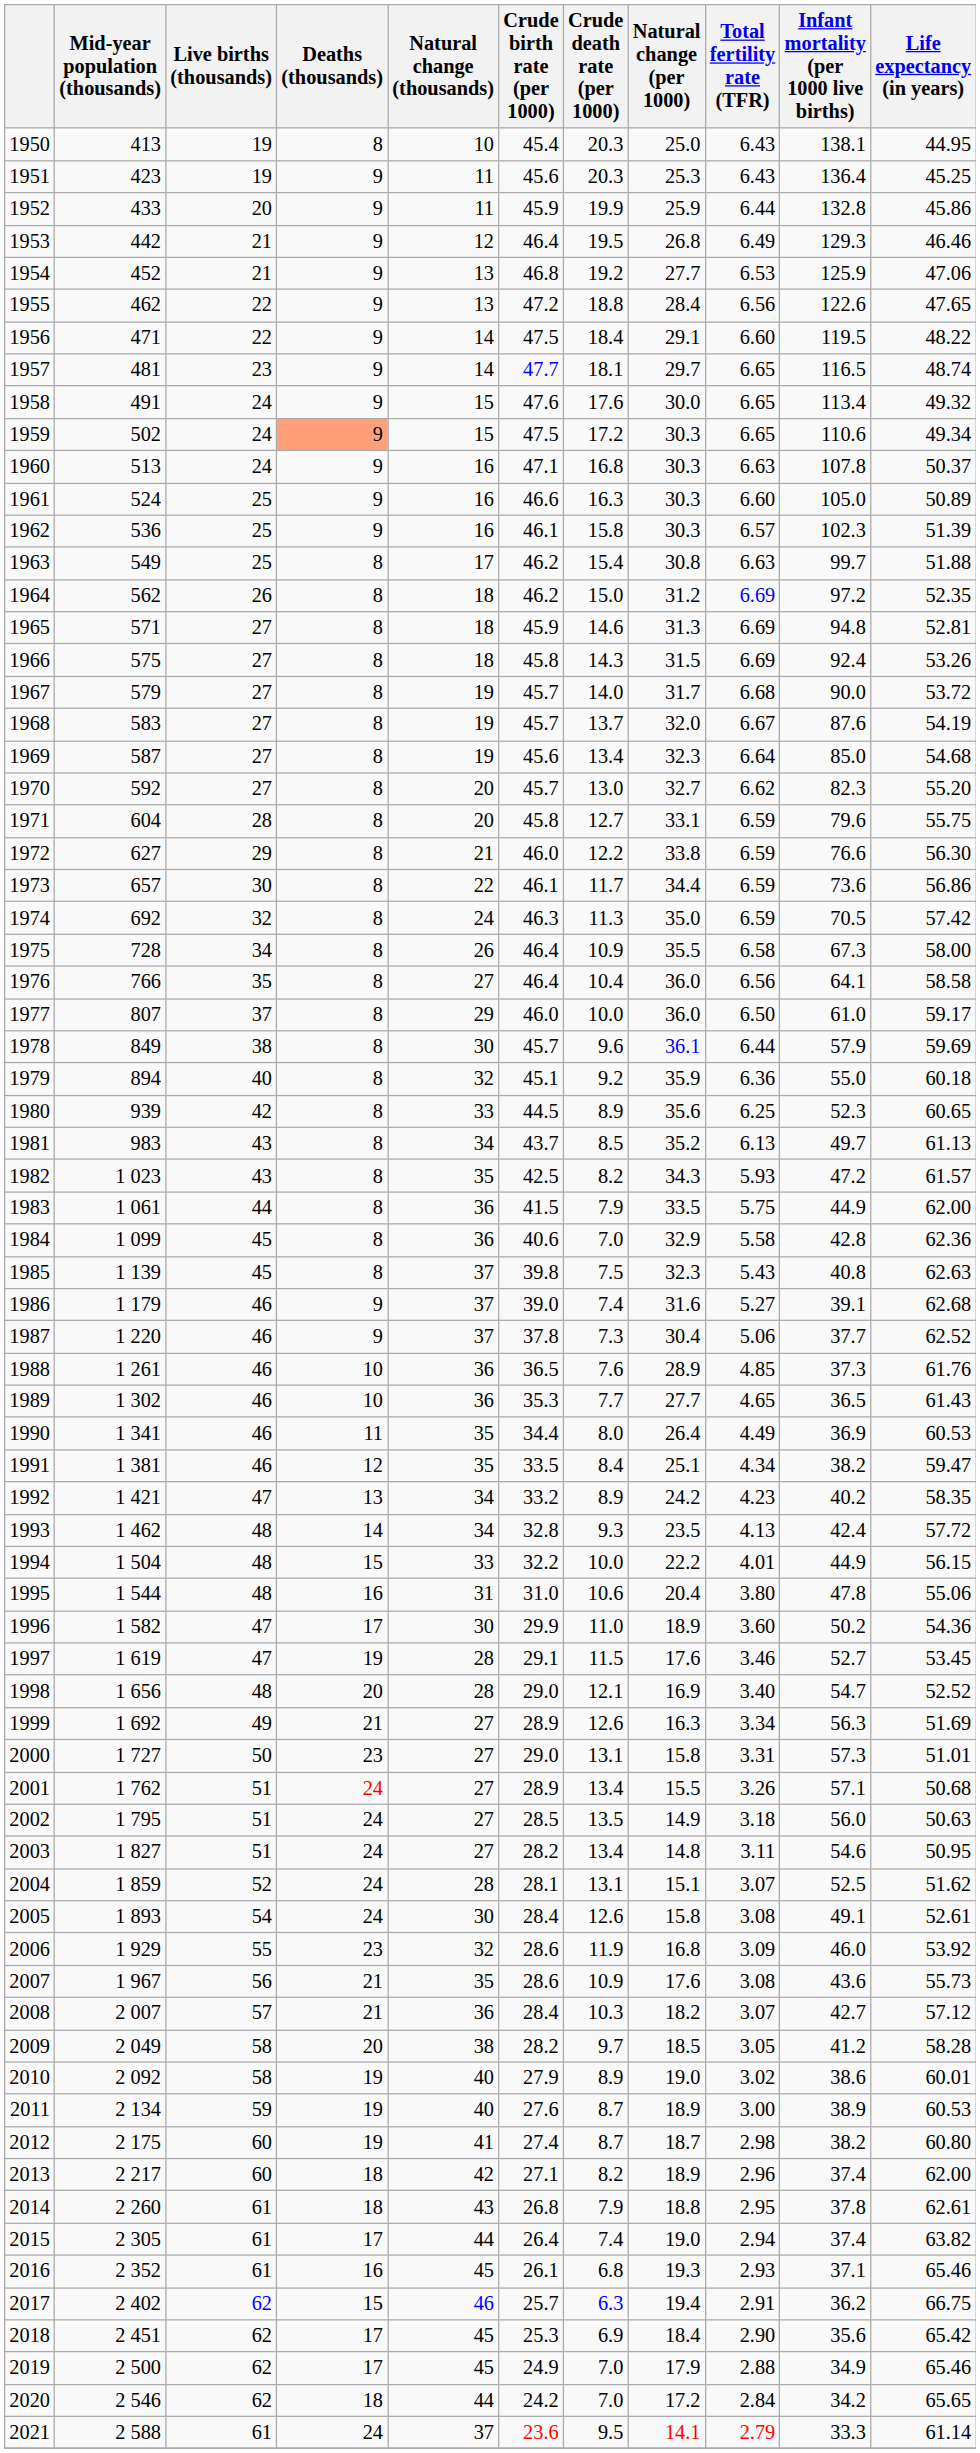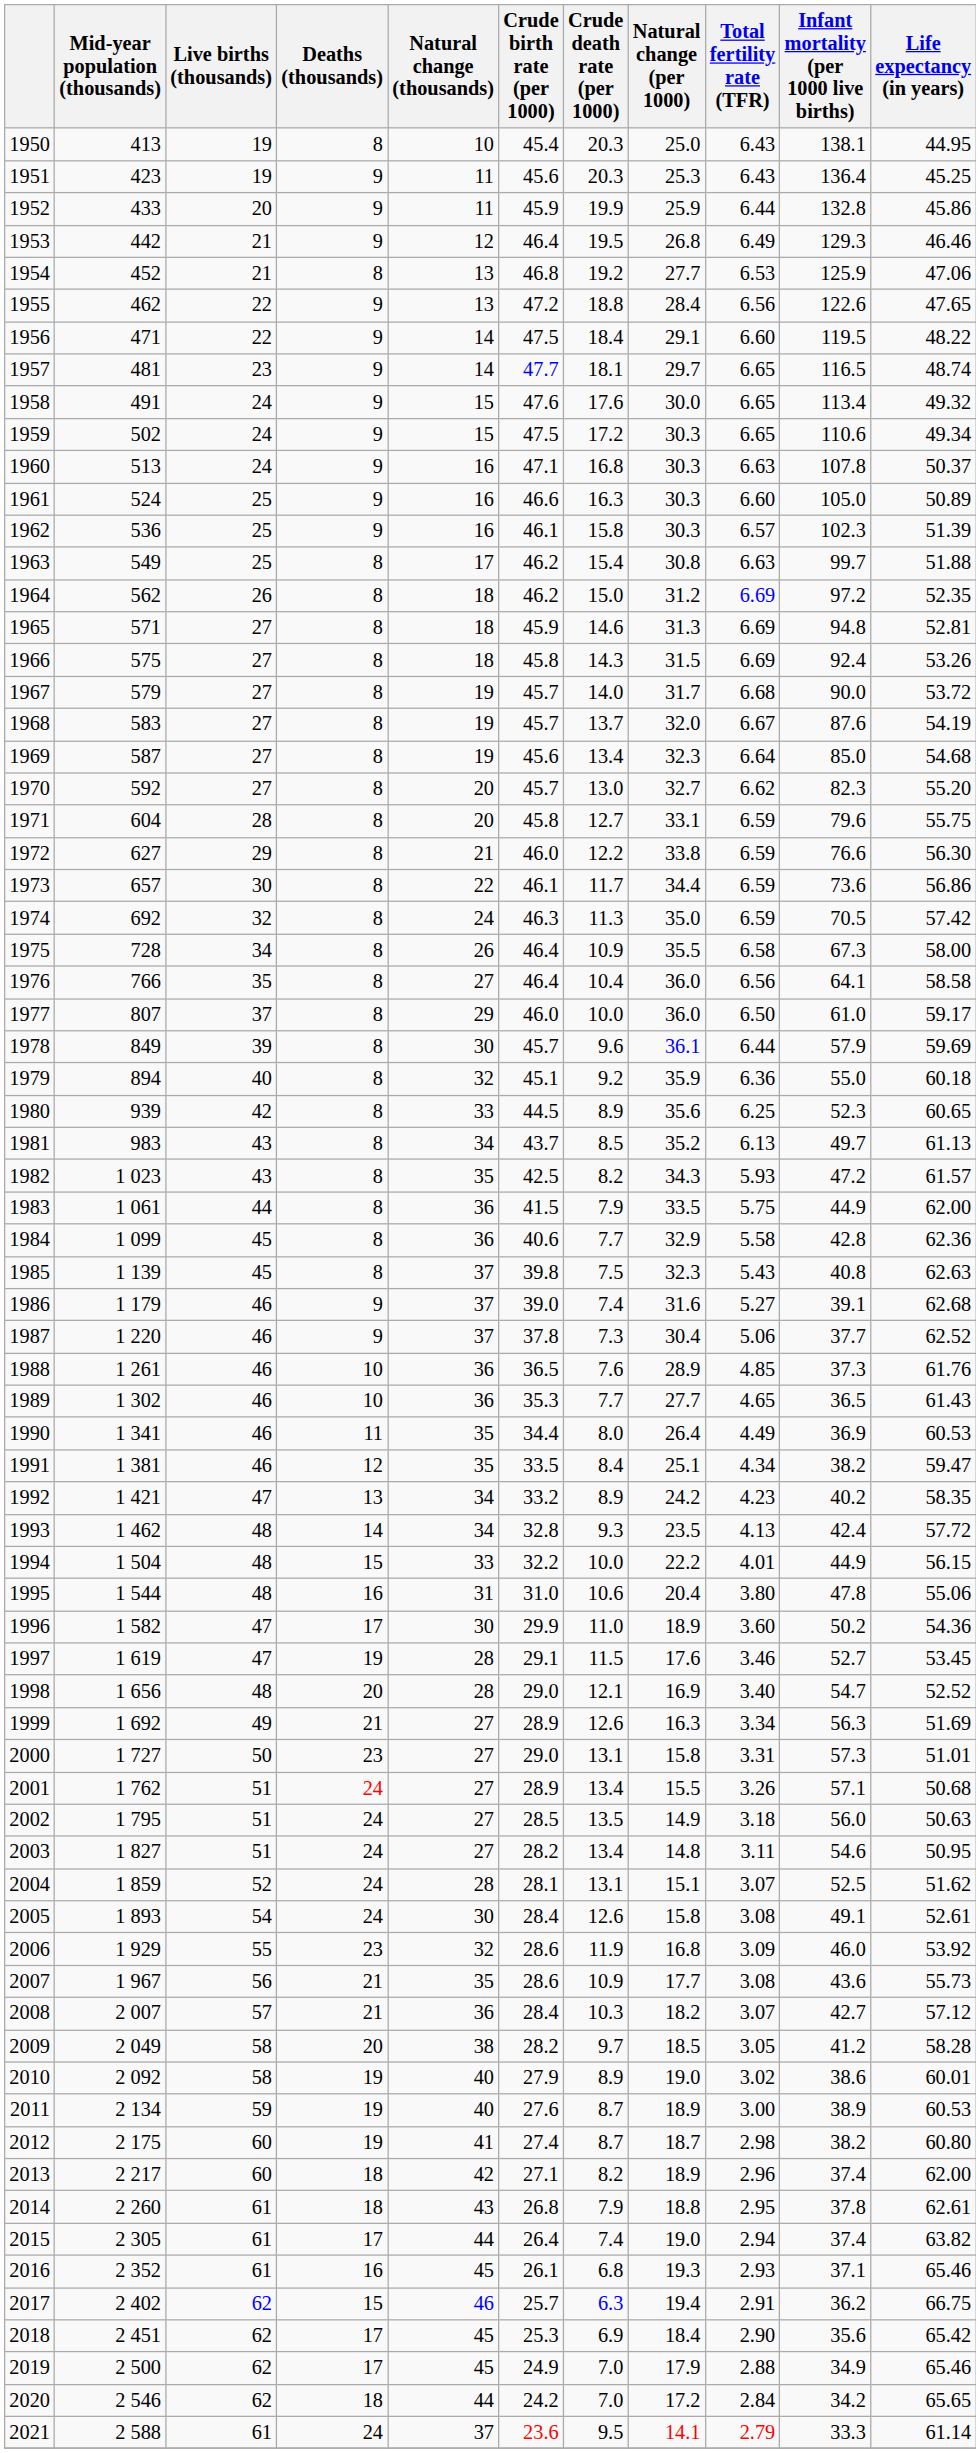(373, 273) 9 -> (373, 273) 8
(373, 434) lightsalmon background -> (373, 434) no background
(257, 1046) 38 -> (257, 1046) 39
(611, 1239) 7.0 -> (611, 1239) 7.7
(683, 1981) 17.6 -> (683, 1981) 17.7
